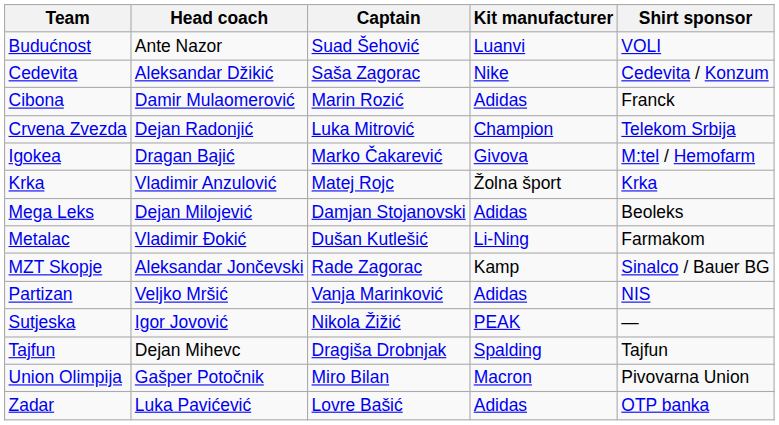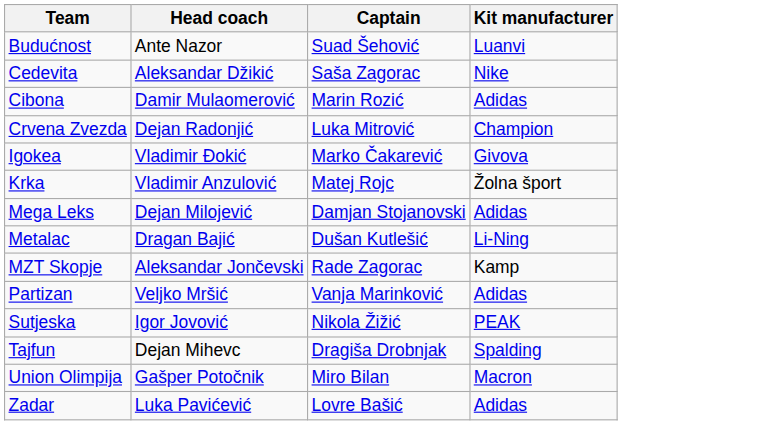- column: (696, 18)
(185, 156) Dragan Bajić -> (191, 156) Vladimir Đokić
(191, 239) Vladimir Đokić -> (185, 239) Dragan Bajić
